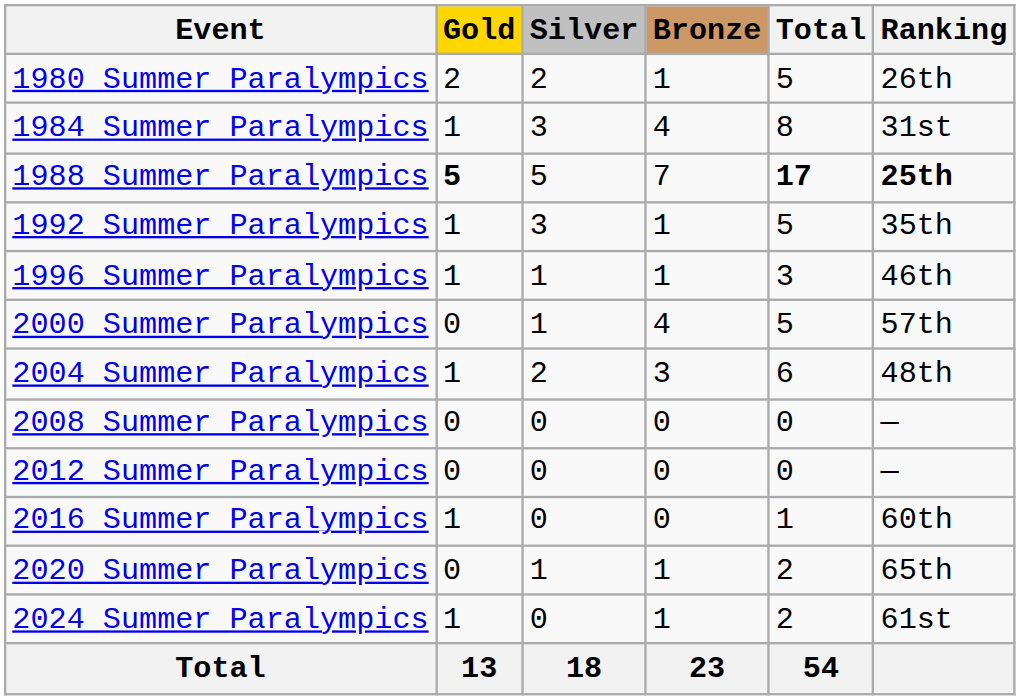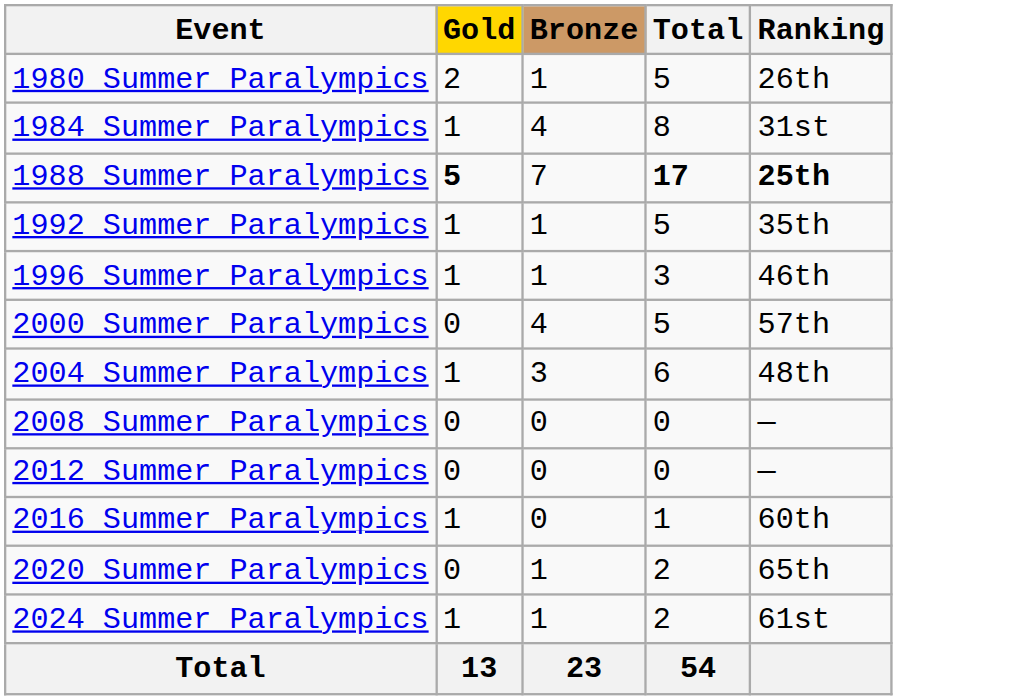- column: (584, 30)
